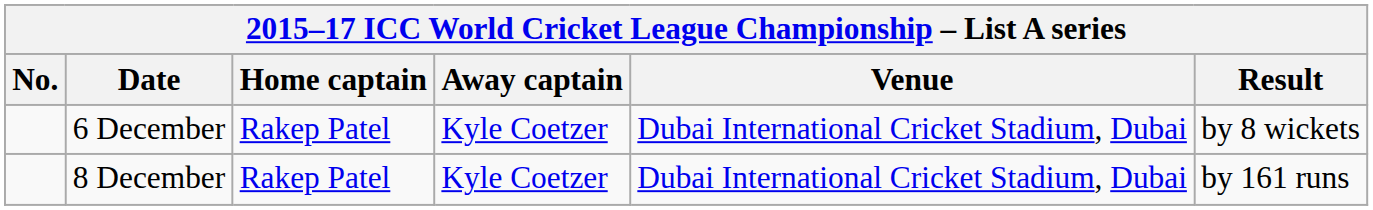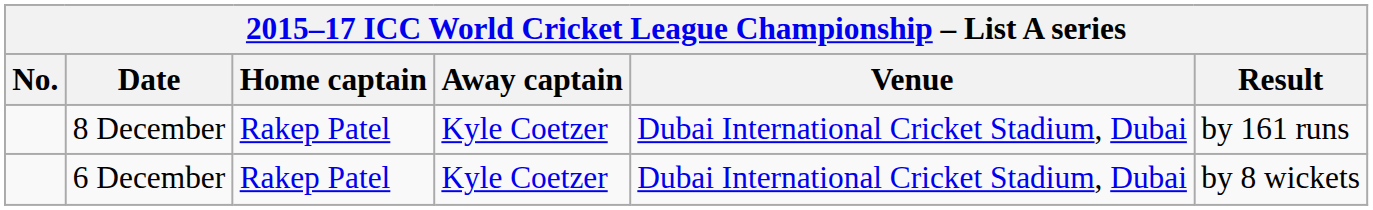rows swapped: (149, 128) <-> (149, 178)
